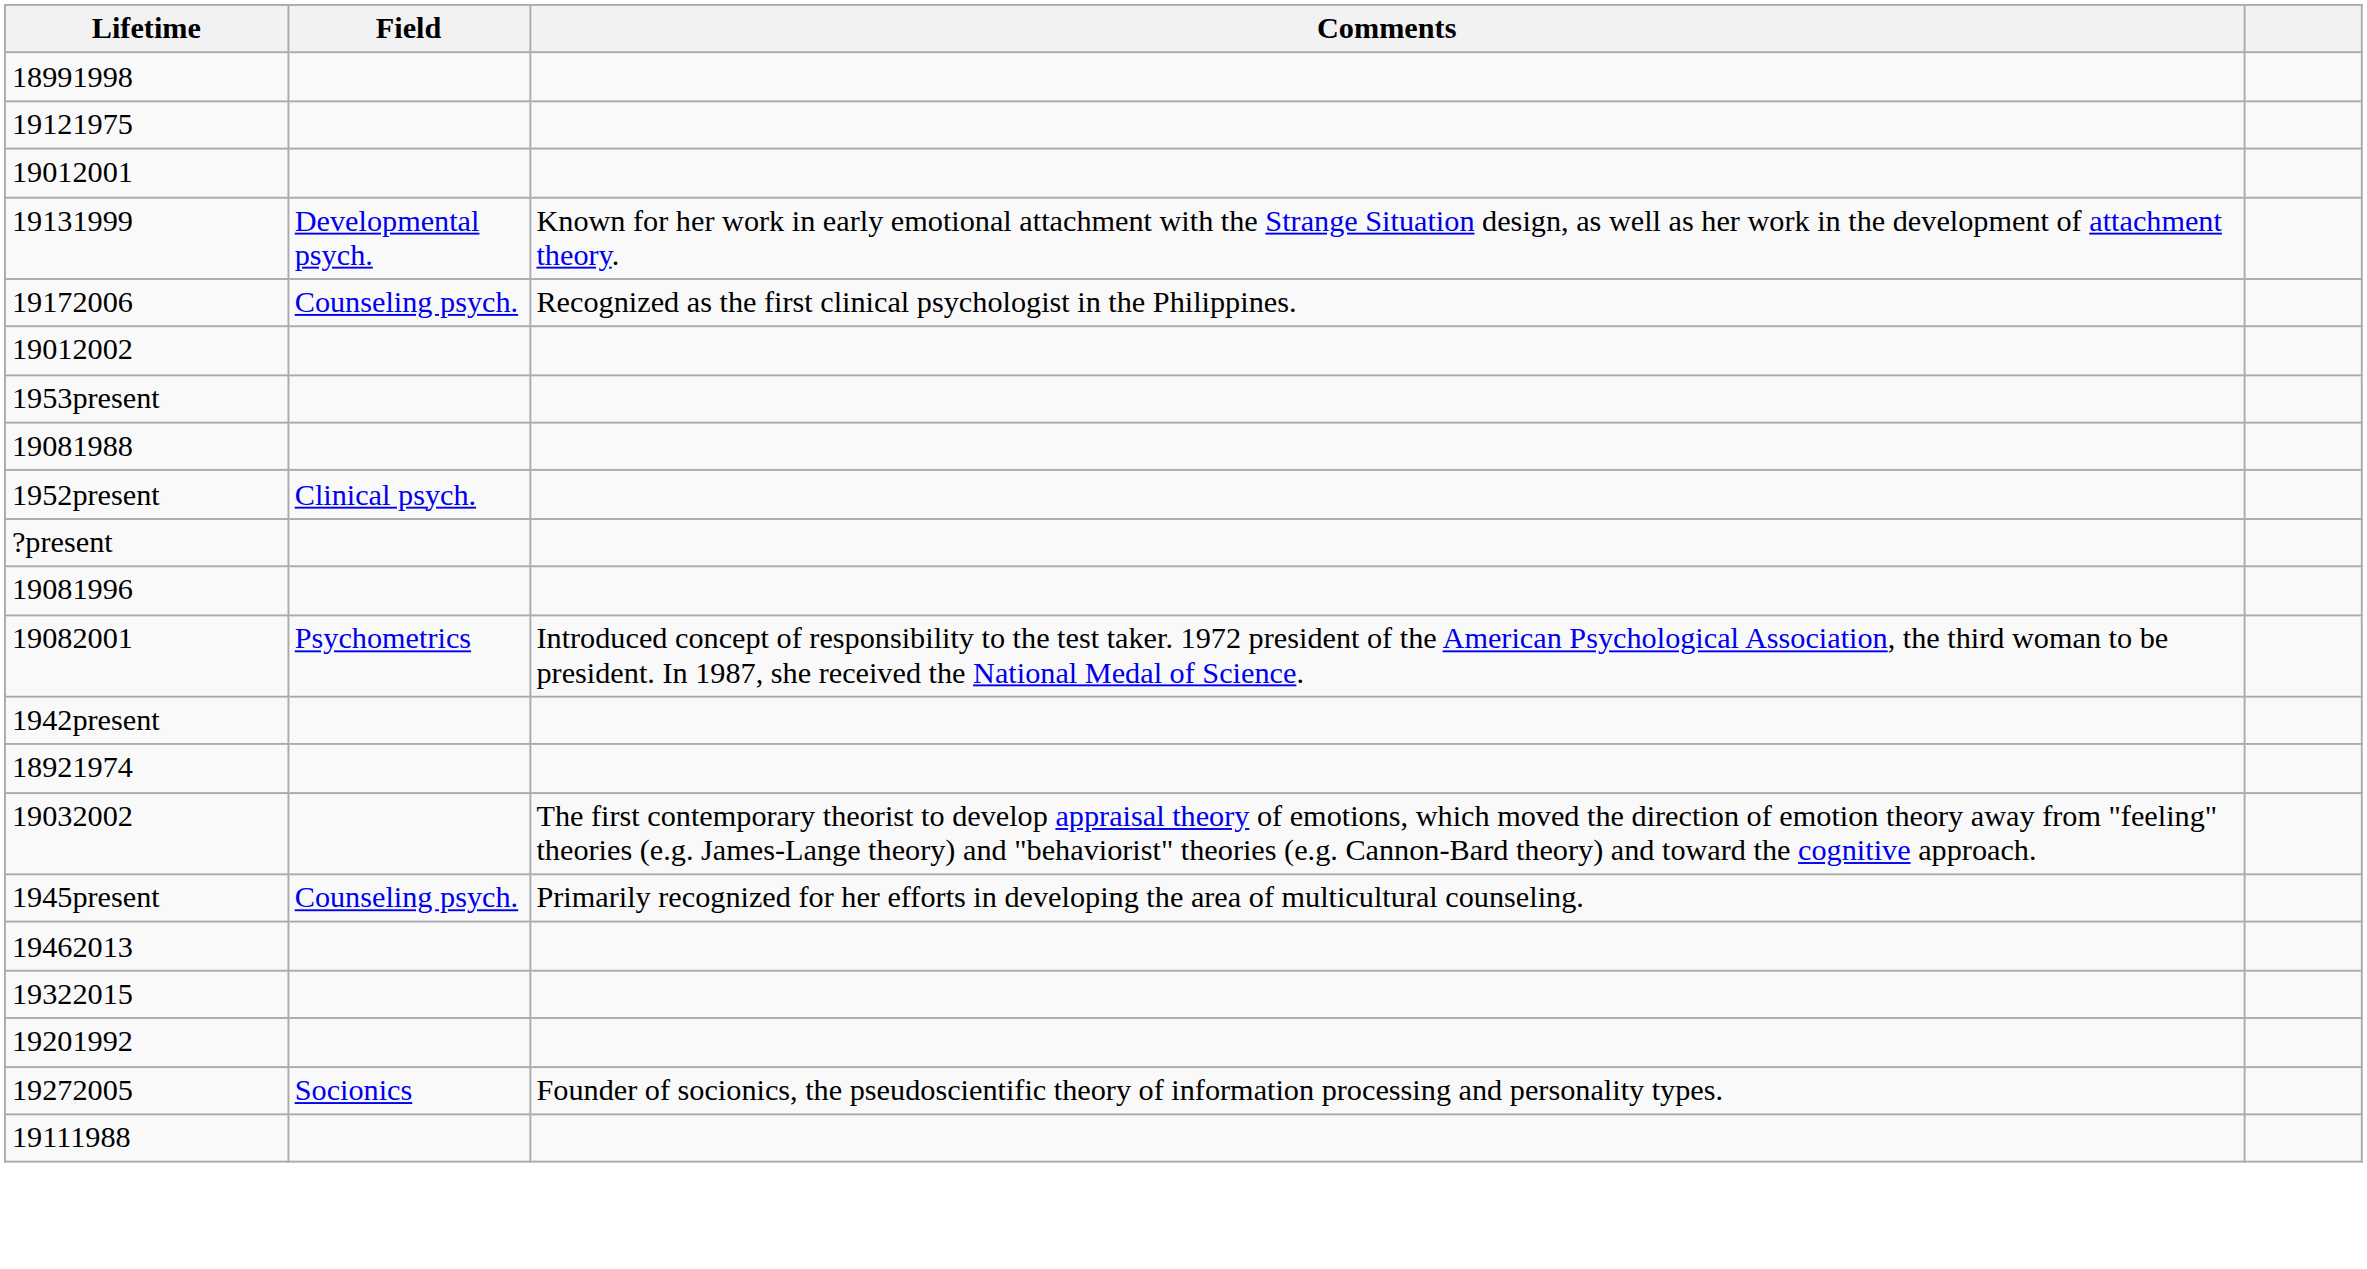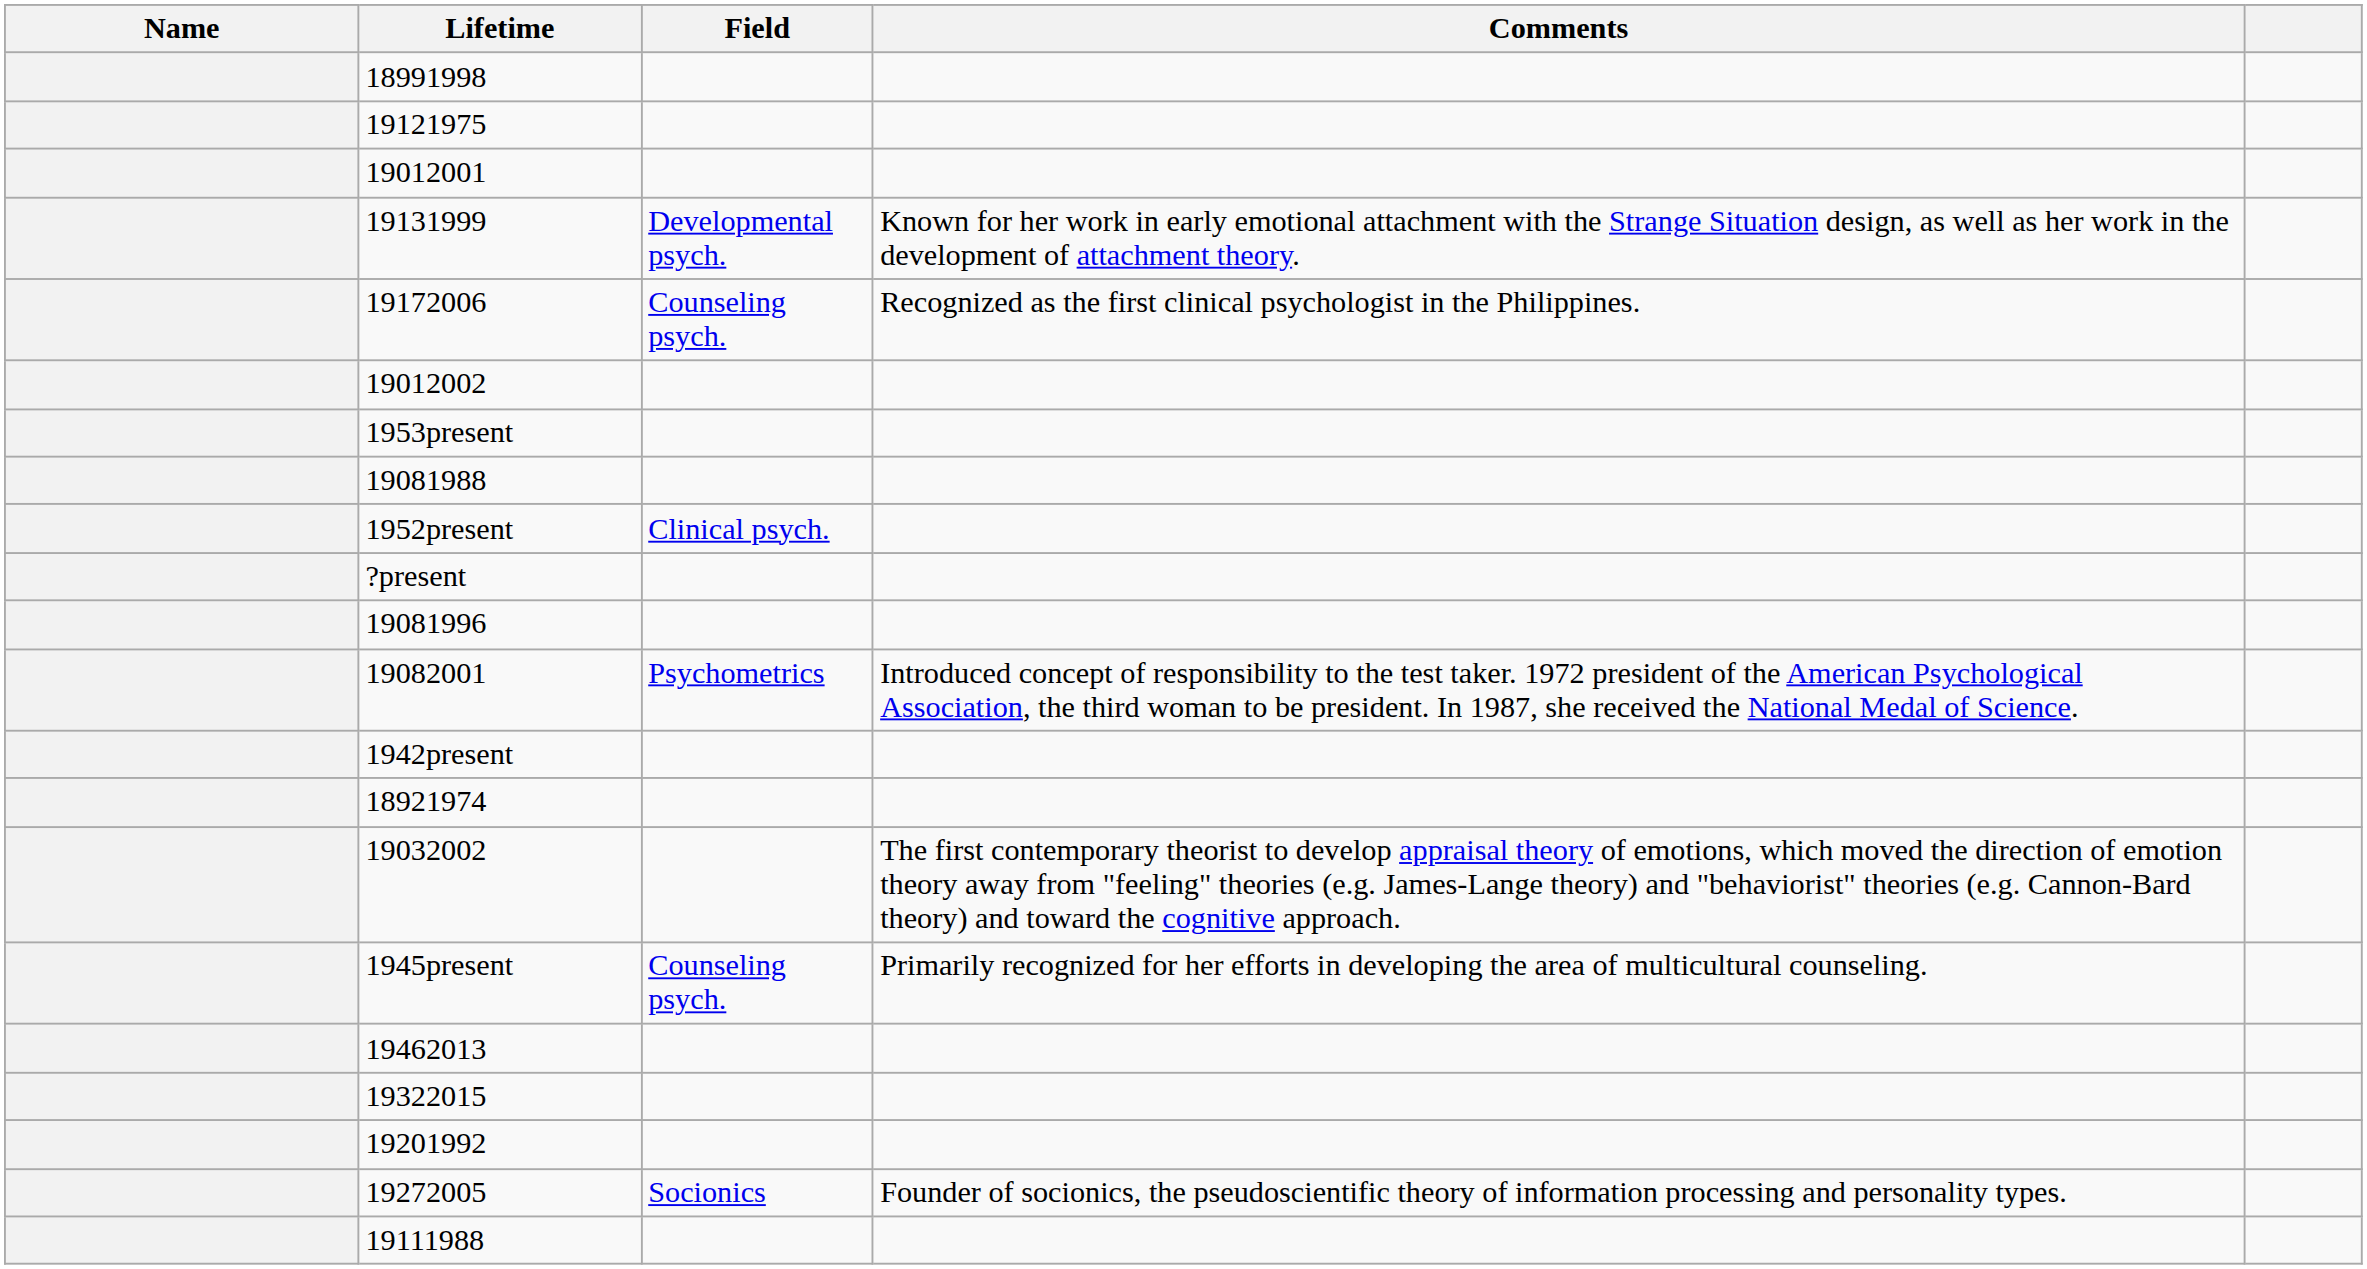+ column: (182, 28)
